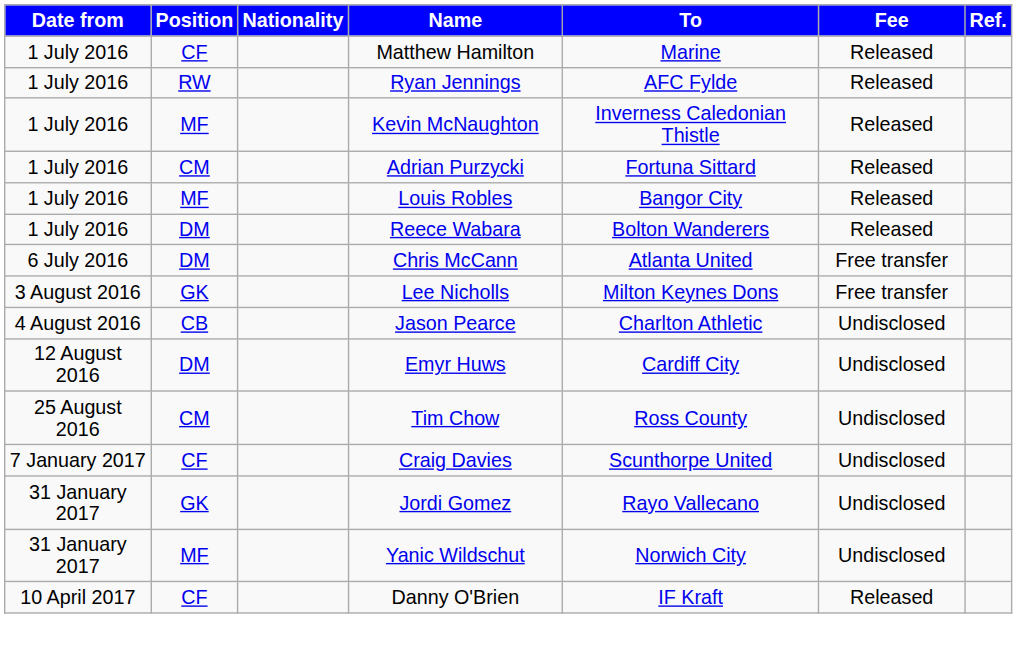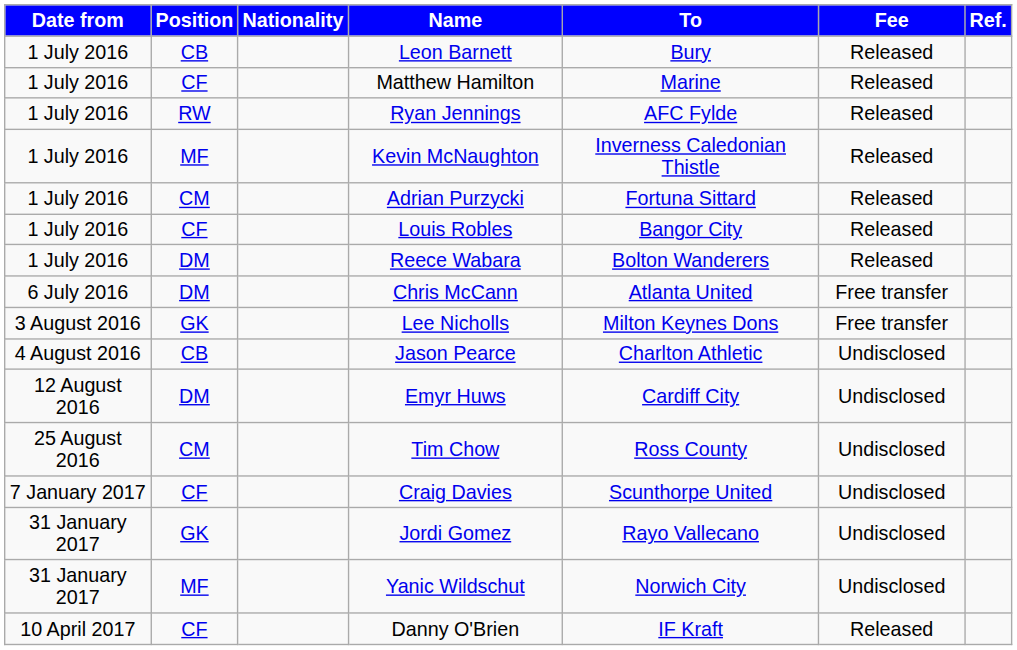+ row: (455, 52)
(194, 198) MF -> (194, 230) CF
